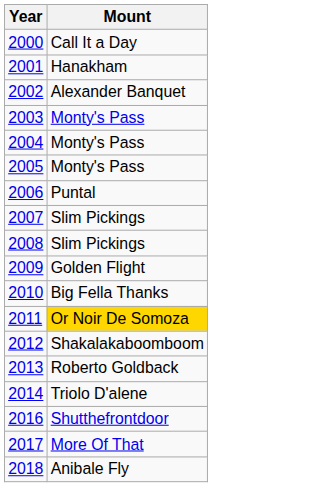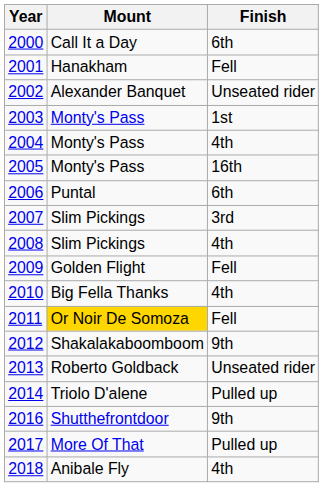+ column: (263, 17)
